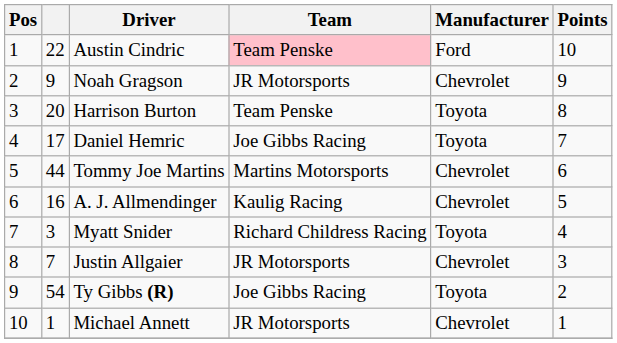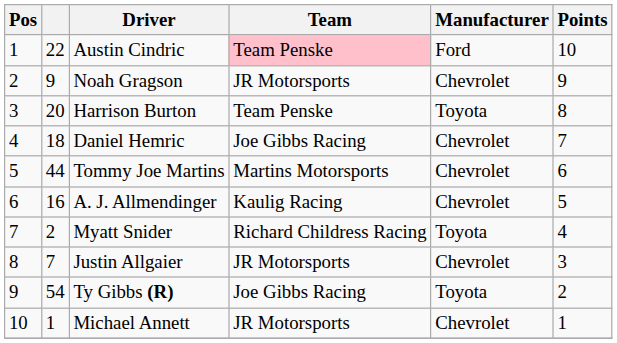(55, 140) 17 -> (55, 140) 18
(461, 140) Toyota -> (472, 140) Chevrolet
(51, 231) 3 -> (51, 231) 2
